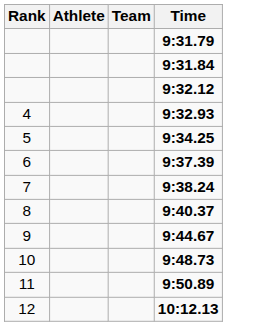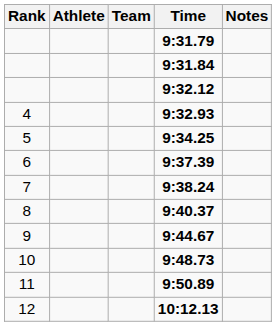+ column: (247, 16)
